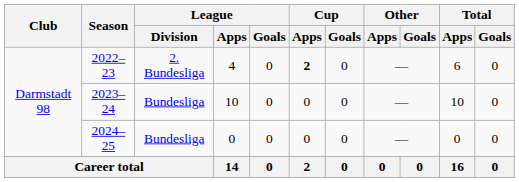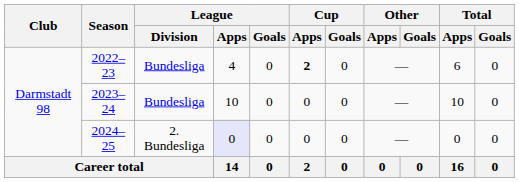(174, 65) 2. Bundesliga -> (174, 65) Bundesliga
(174, 138) Bundesliga -> (174, 138) 2. Bundesliga
(232, 138) no background -> (232, 138) lavender background
